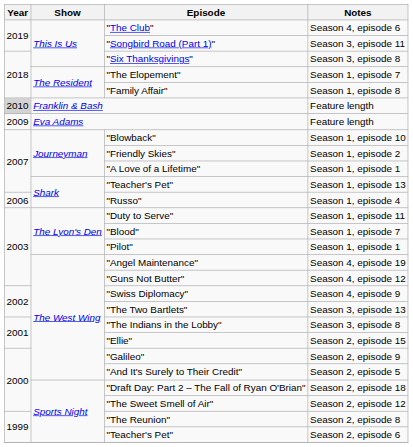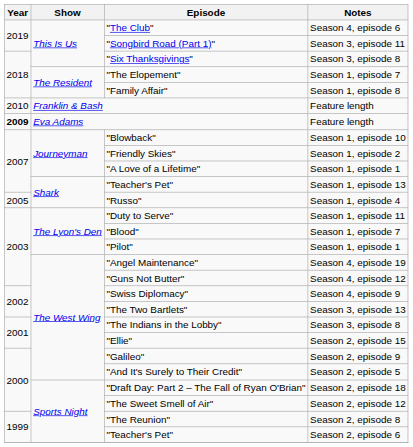(18, 106) lightgrey background -> (18, 106) no background
(18, 122) normal -> (18, 122) bold
(18, 200) 2006 -> (18, 200) 2005
